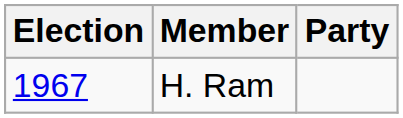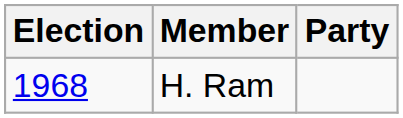(50, 84) 1967 -> (50, 84) 1968
